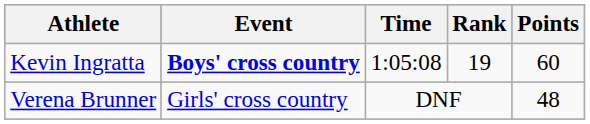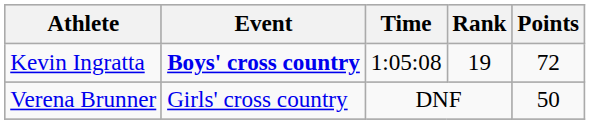(548, 62) 60 -> (548, 62) 72
(548, 100) 48 -> (548, 100) 50
